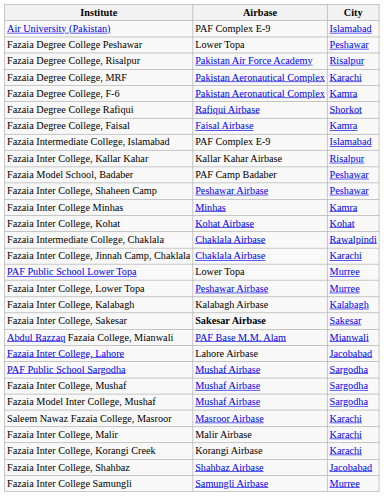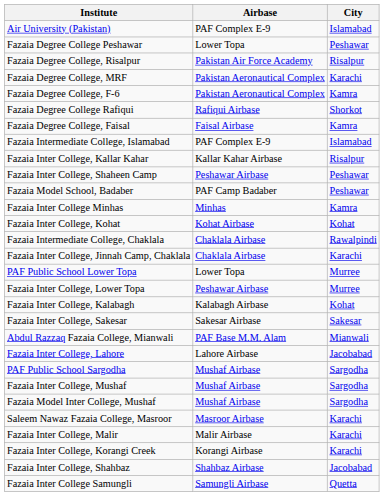rows swapped: (82, 191) <-> (70, 175)
(349, 304) Kalabagh -> (342, 304) Kohat
(230, 321) bold -> (228, 321) normal
(345, 483) Murree -> (343, 483) Quetta
